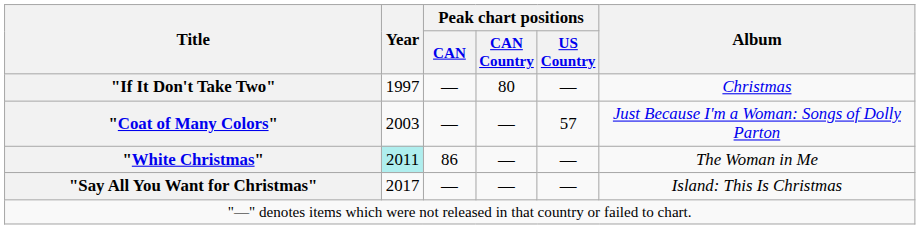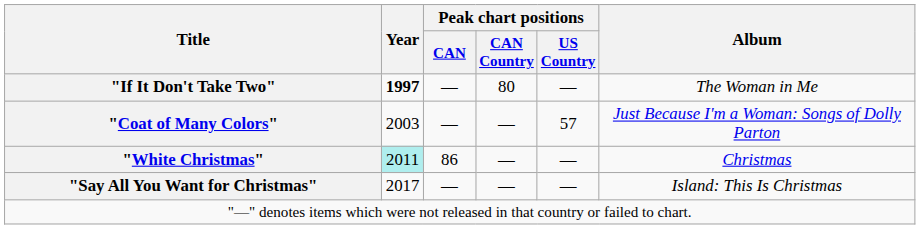(403, 87) normal -> (403, 87) bold
(757, 87) Christmas -> (757, 87) The Woman in Me
(757, 159) The Woman in Me -> (757, 159) Christmas
